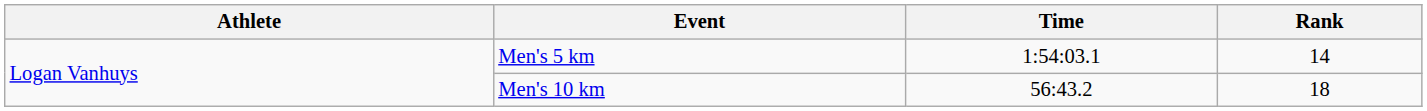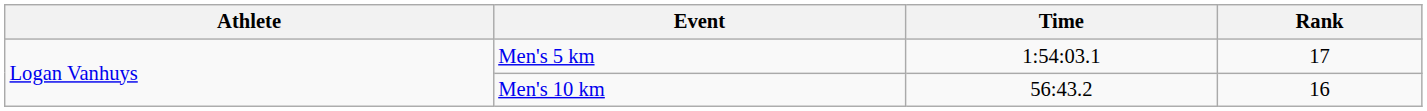(1320, 55) 14 -> (1320, 55) 17
(1320, 89) 18 -> (1320, 89) 16
